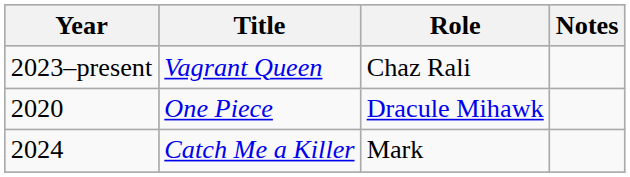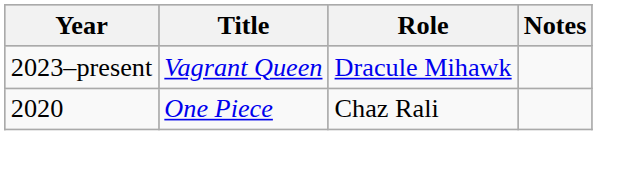(419, 66) Chaz Rali -> (423, 66) Dracule Mihawk
(455, 108) Dracule Mihawk -> (387, 108) Chaz Rali
- row: (259, 150)
